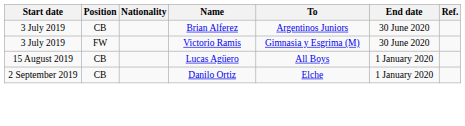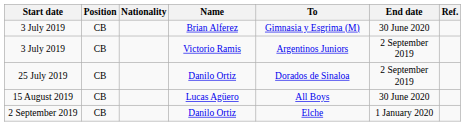(312, 28) Argentinos Juniors -> (312, 28) Gimnasia y Esgrima (M)
(100, 44) FW -> (100, 49) CB
(312, 44) Gimnasia y Esgrima (M) -> (312, 49) Argentinos Juniors
(404, 44) 30 June 2020 -> (404, 49) 2 September 2019
+ row: (43, 76)
(404, 59) 1 January 2020 -> (404, 97) 30 June 2020
